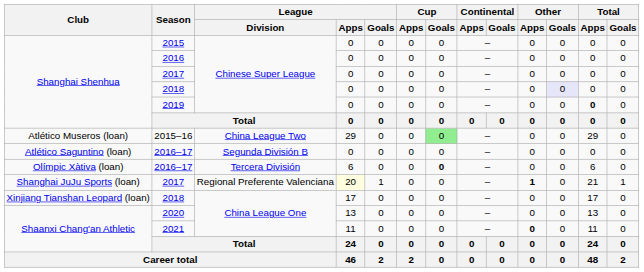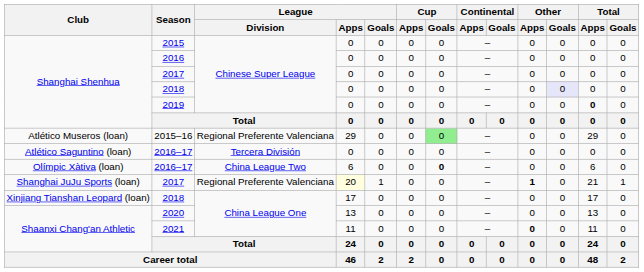(265, 136) China League Two -> (265, 136) Regional Preferente Valenciana
(265, 151) Segunda División B -> (265, 151) Tercera División
(265, 167) Tercera División -> (265, 167) China League Two
